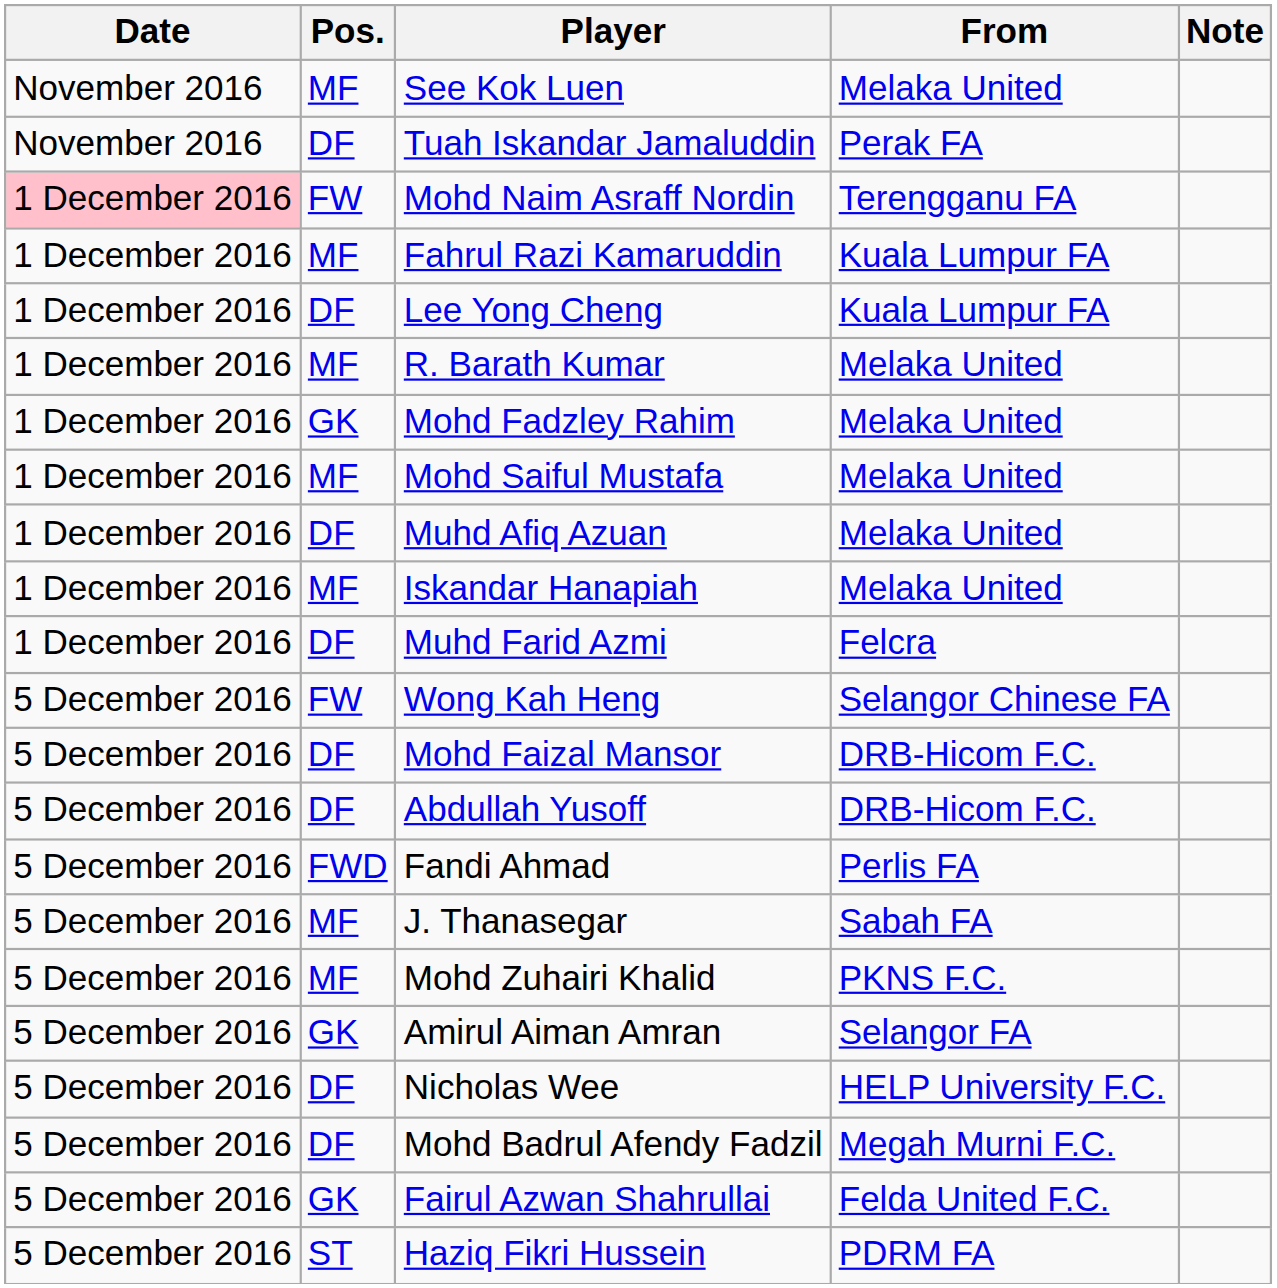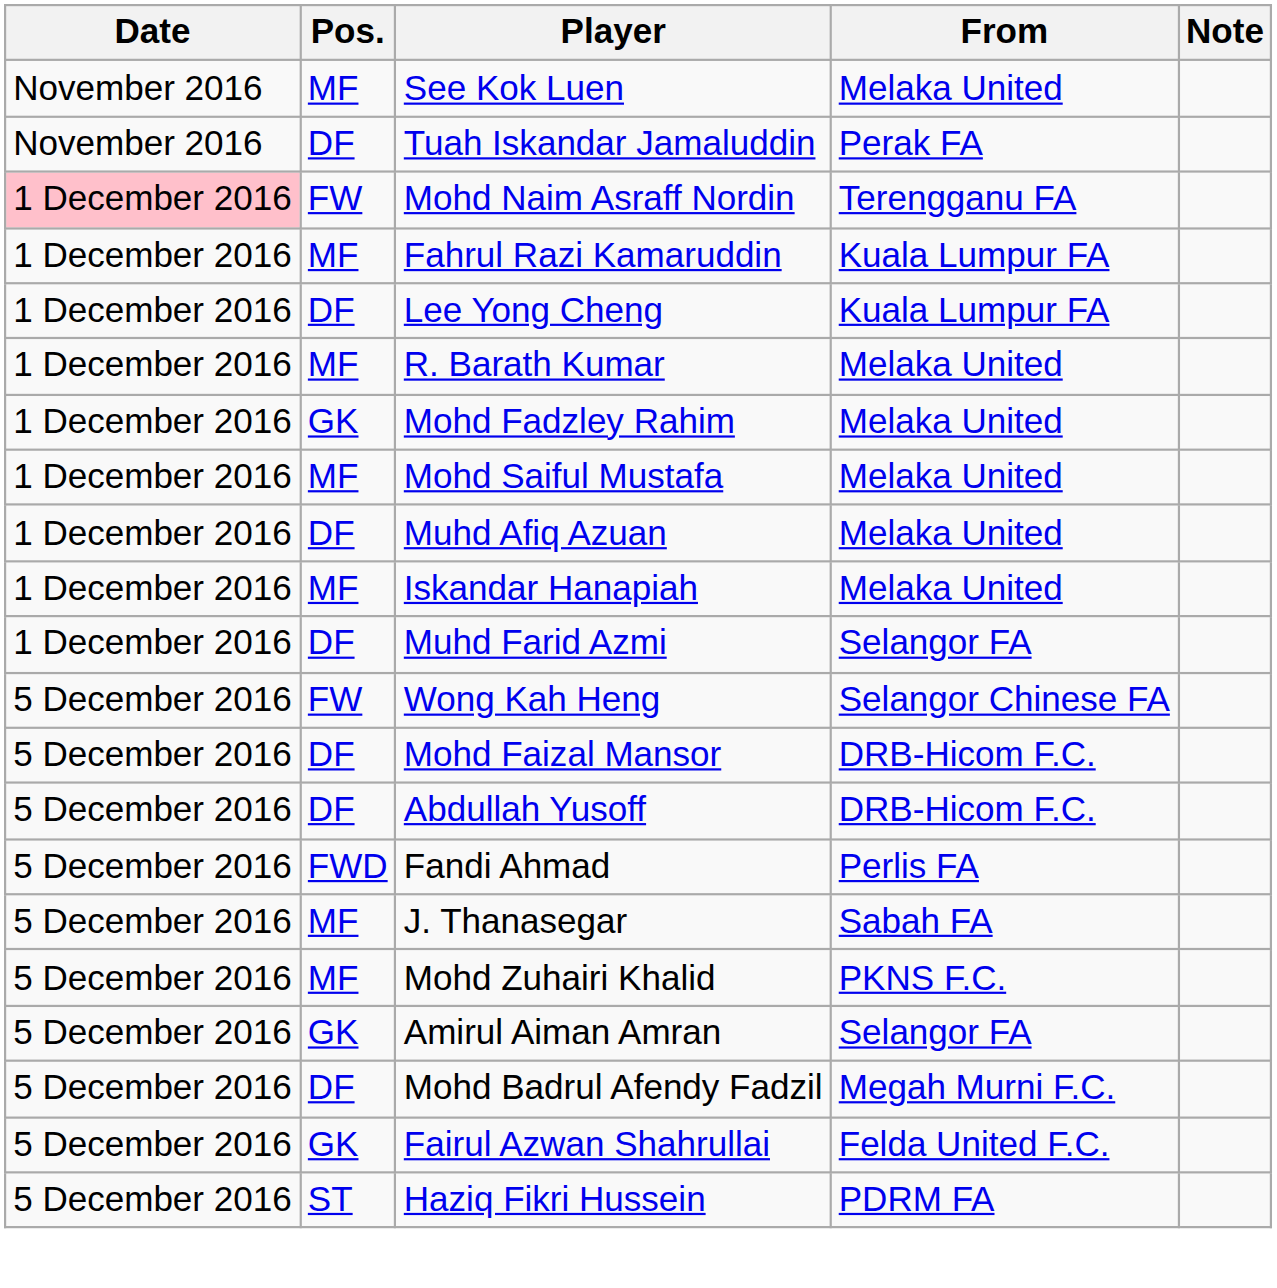(887, 643) Felcra -> (935, 643) Selangor FA
- row: (512, 1088)
